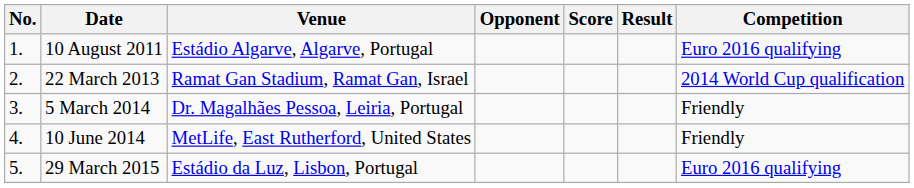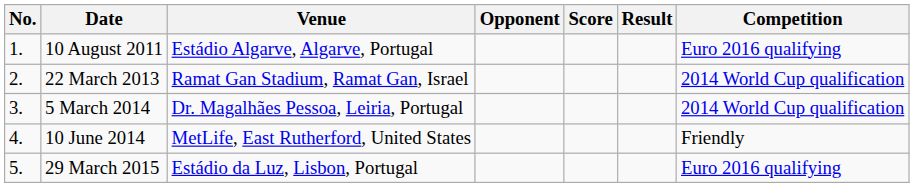(713, 108) Friendly -> (793, 108) 2014 World Cup qualification
